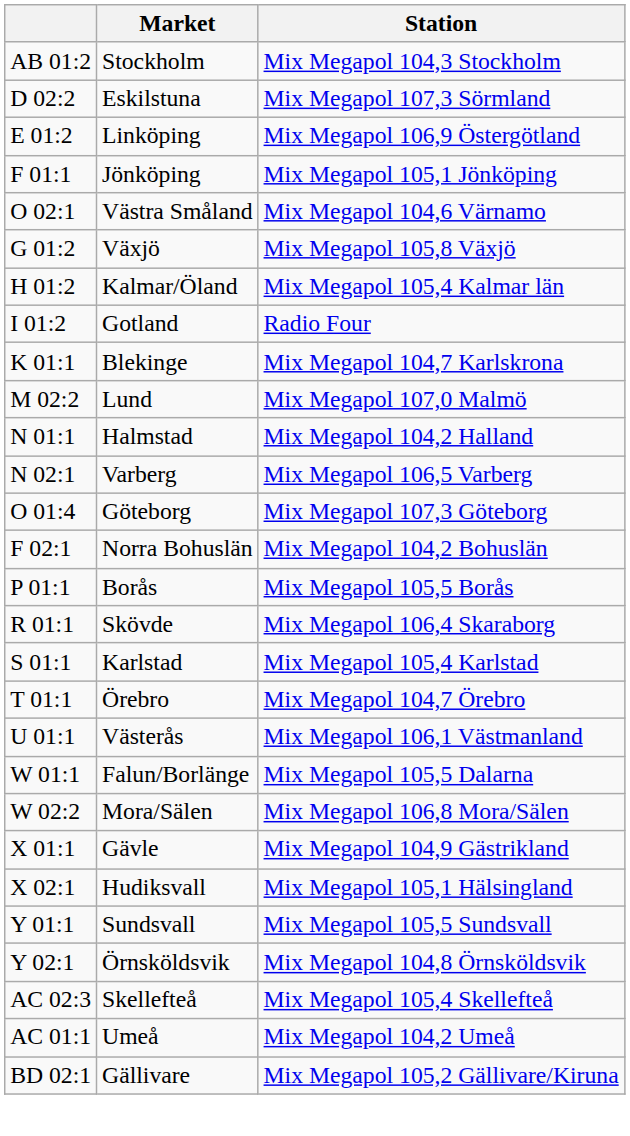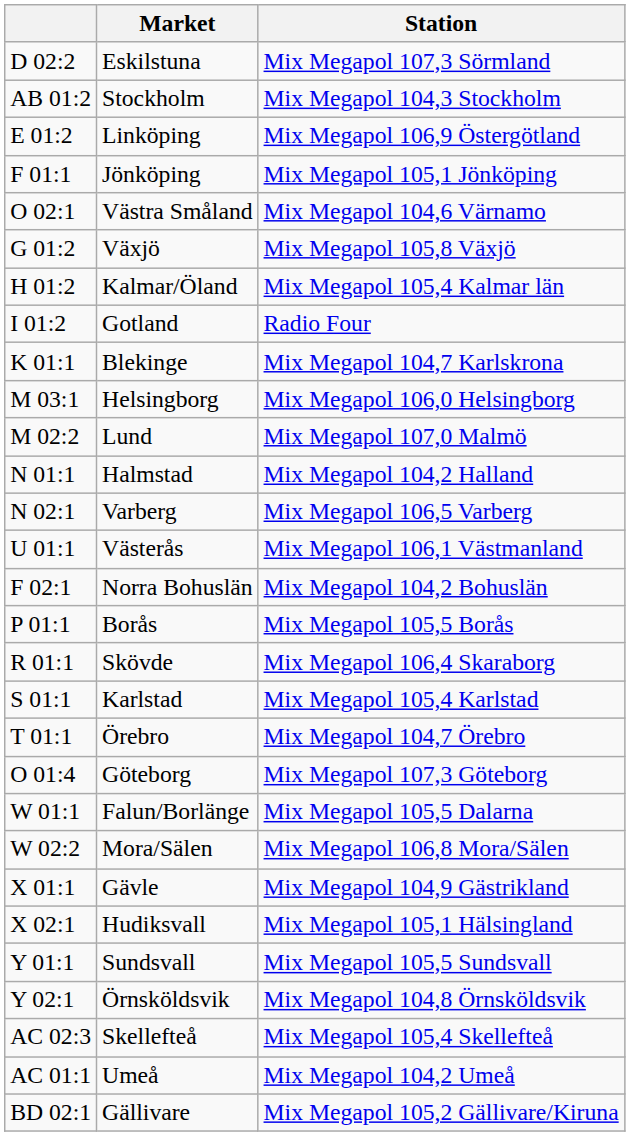rows swapped: (153, 60) <-> (151, 98)
+ row: (160, 398)
rows swapped: (147, 511) <-> (143, 736)
